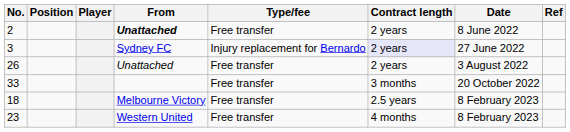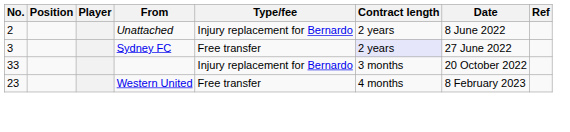(147, 30) bold -> (145, 30) normal
(242, 30) Free transfer -> (275, 30) Injury replacement for Bernardo
(288, 48) Injury replacement for Bernardo -> (229, 48) Free transfer
- row: (13, 65)
(242, 83) Free transfer -> (275, 65) Injury replacement for Bernardo
- row: (13, 100)
